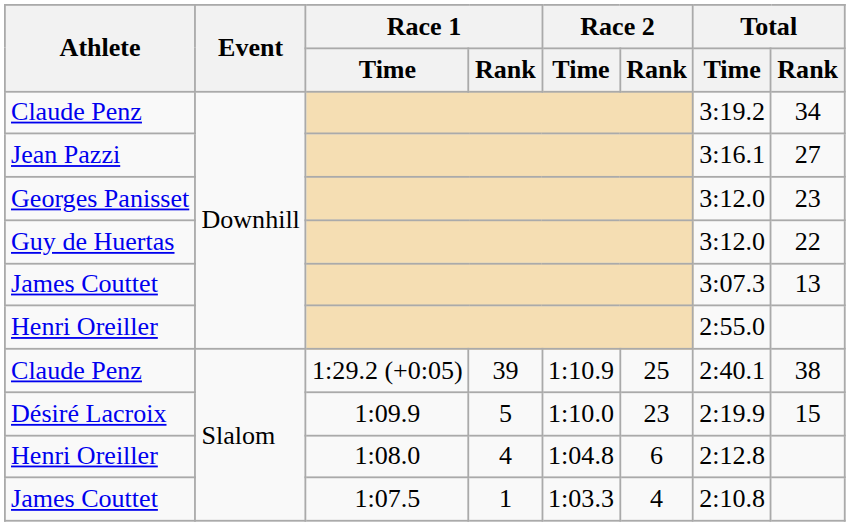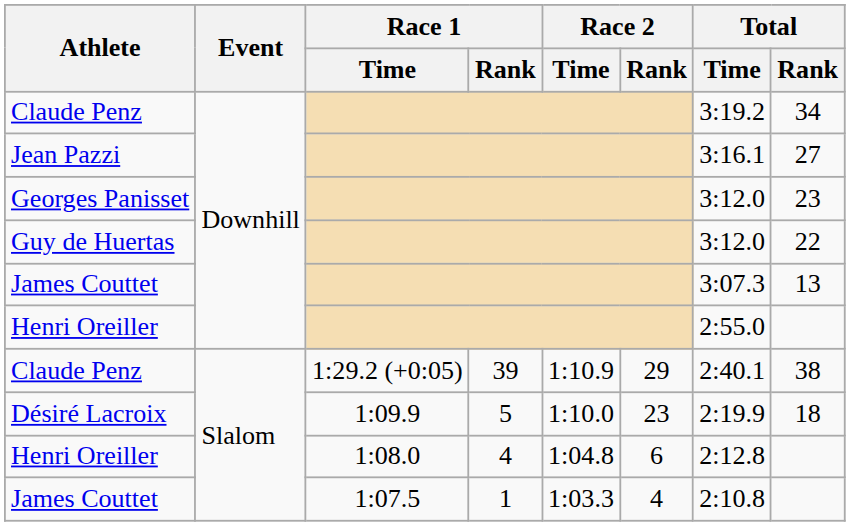(657, 370) 25 -> (657, 370) 29
(808, 413) 15 -> (808, 413) 18
